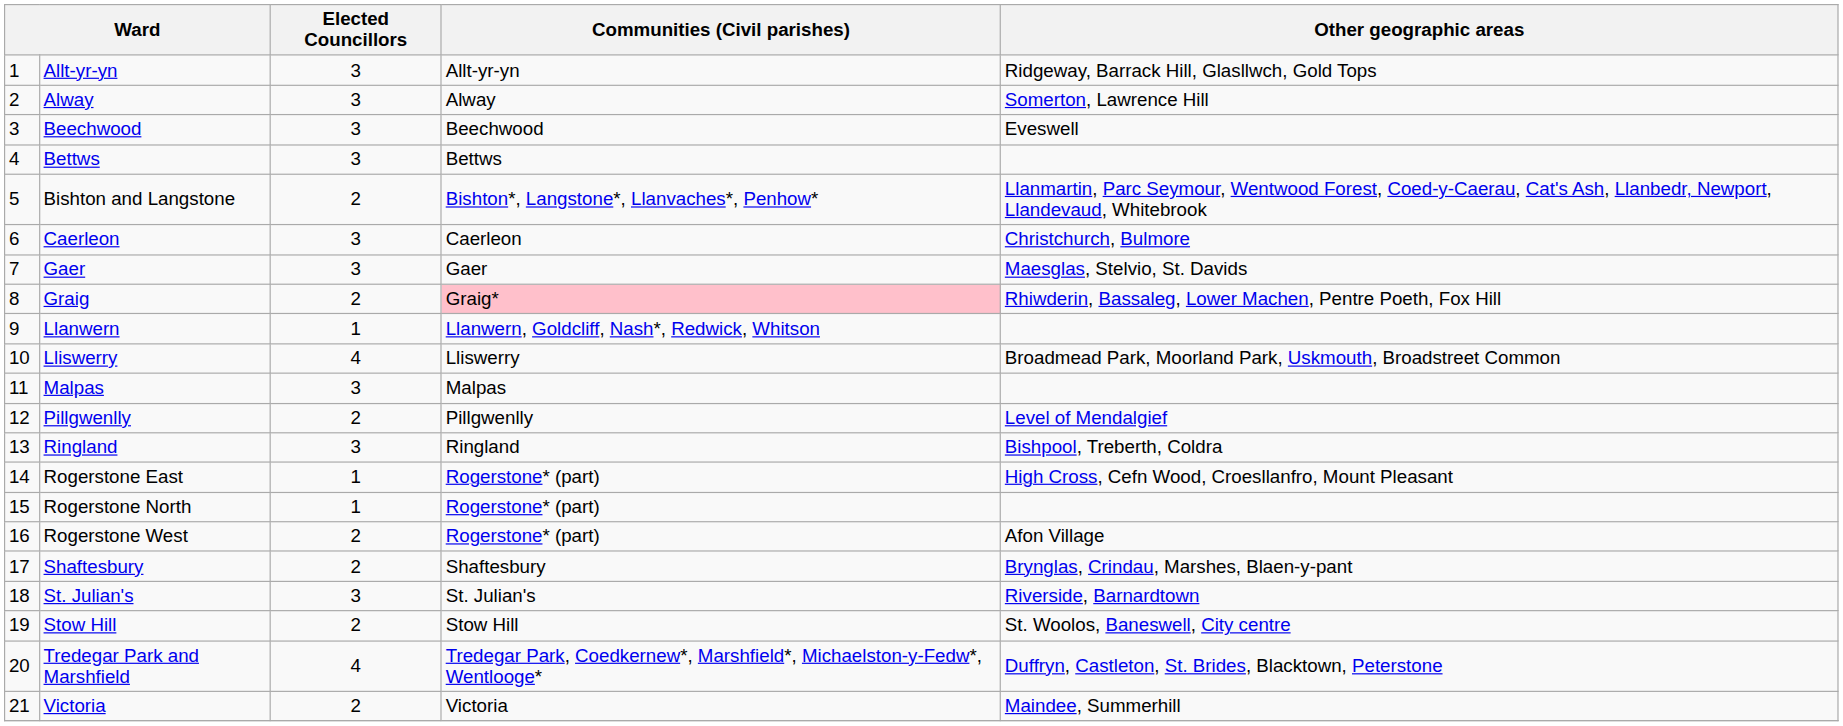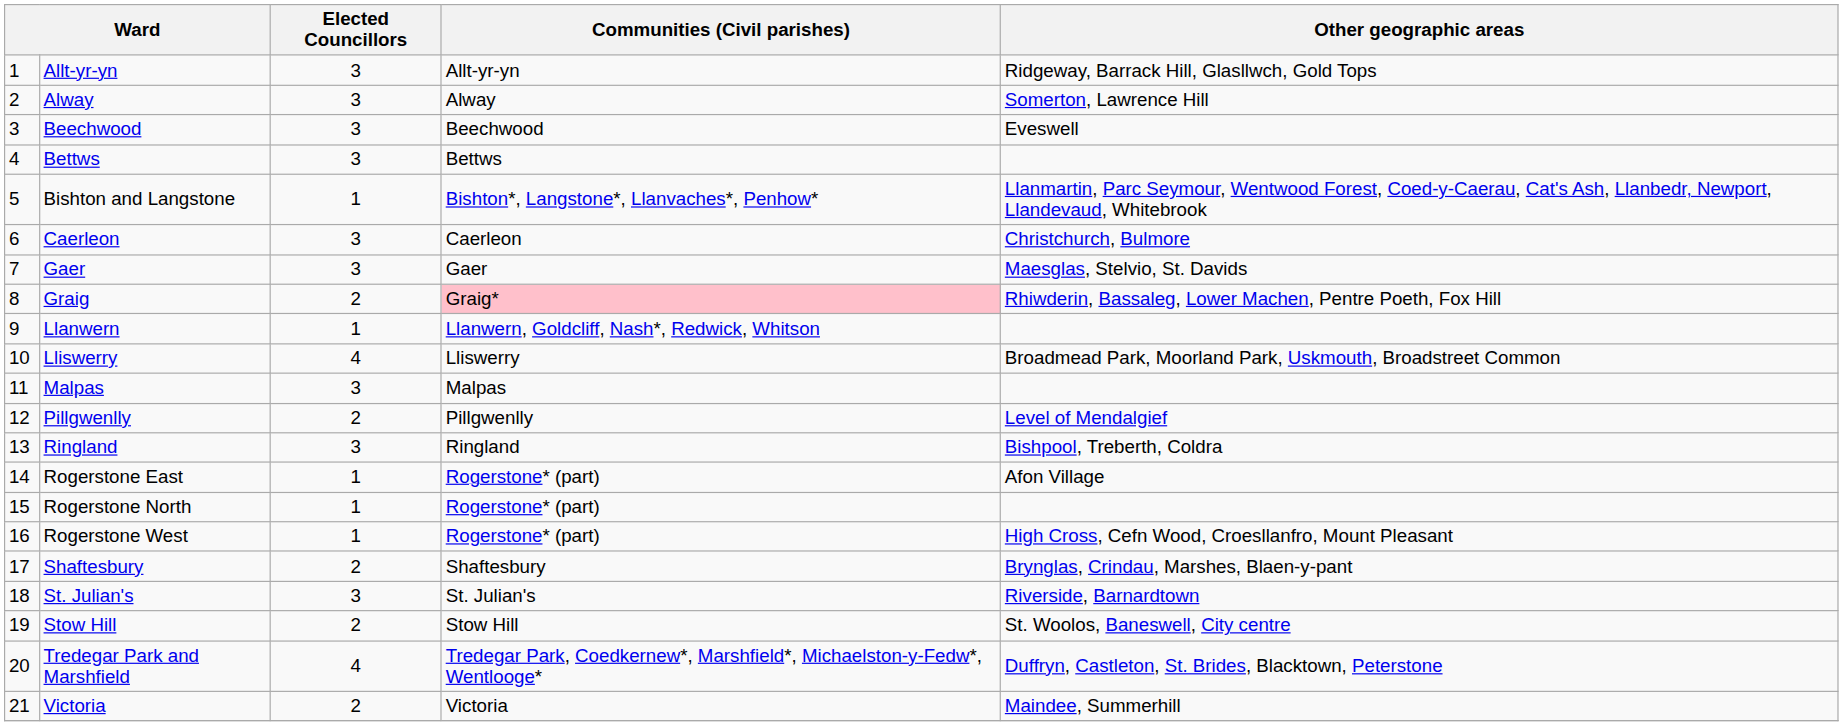(356, 199) 2 -> (356, 199) 1
(1229, 477) High Cross, Cefn Wood, Croesllanfro, Mount Pleasant -> (1055, 477) Afon Village
(356, 536) 2 -> (356, 536) 1
(1055, 536) Afon Village -> (1229, 536) High Cross, Cefn Wood, Croesllanfro, Mount Pleasant
